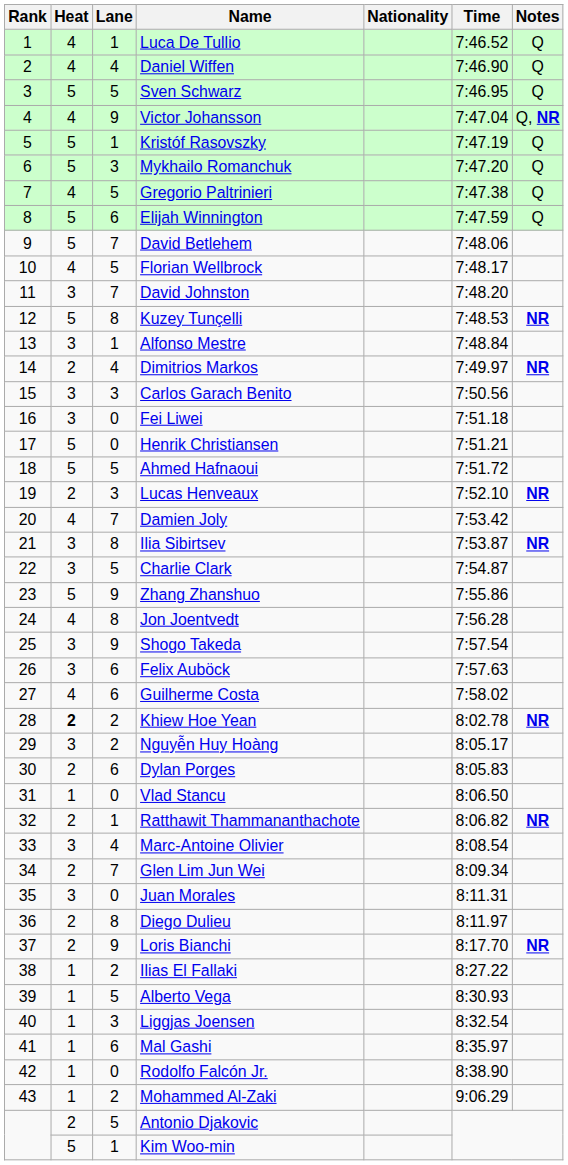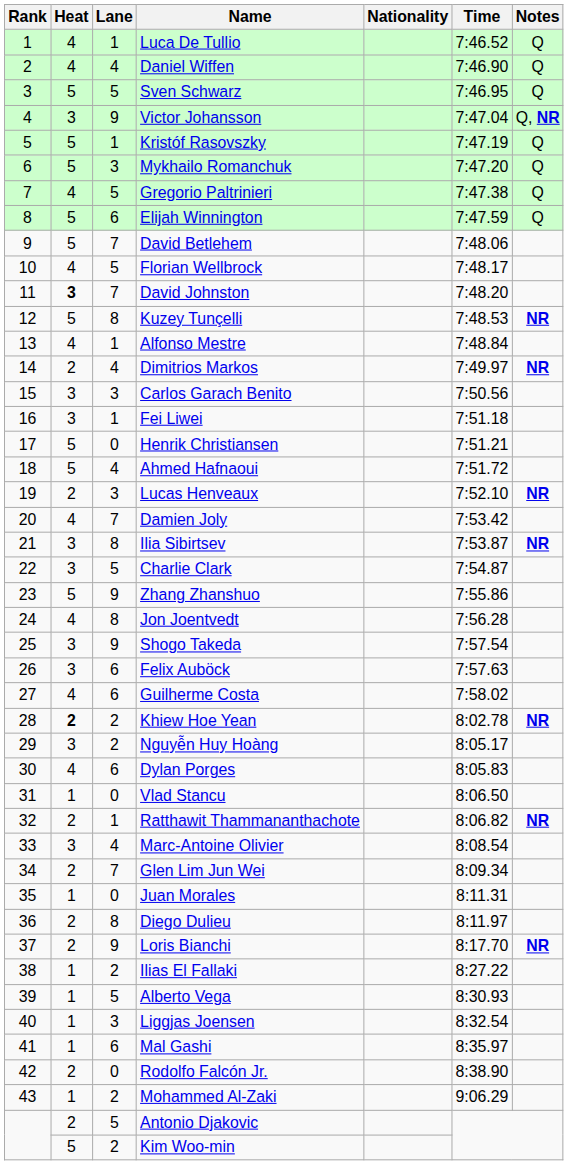(71, 117) 4 -> (71, 117) 3
(71, 293) normal -> (71, 293) bold
(71, 343) 3 -> (71, 343) 4
(114, 419) 0 -> (114, 419) 1
(114, 469) 5 -> (114, 469) 4
(71, 770) 2 -> (71, 770) 4
(71, 896) 3 -> (71, 896) 1
(71, 1072) 1 -> (71, 1072) 2
(114, 1147) 1 -> (114, 1147) 2
